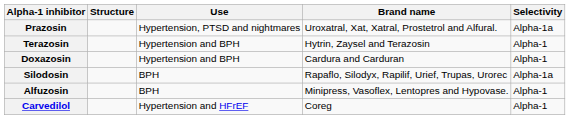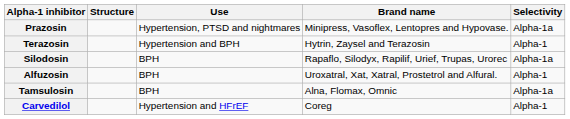(401, 28) Uroxatral, Xat, Xatral, Prostetrol and Alfural. -> (407, 28) Minipress, Vasoflex, Lentopres and Hypovase.
- row: (46, 59)
(407, 91) Minipress, Vasoflex, Lentopres and Hypovase. -> (401, 75) Uroxatral, Xat, Xatral, Prostetrol and Alfural.
+ row: (46, 91)
